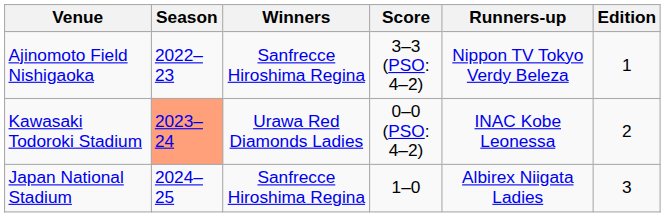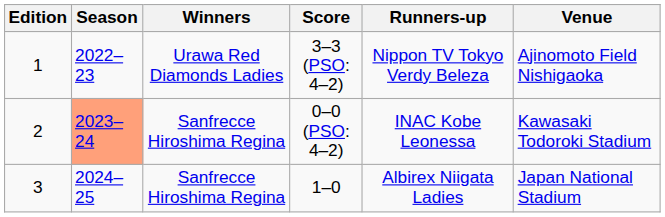columns swapped: (627, 18) <-> (78, 18)
(296, 65) Sanfrecce Hiroshima Regina -> (217, 65) Urawa Red Diamonds Ladies
(296, 131) Urawa Red Diamonds Ladies -> (217, 131) Sanfrecce Hiroshima Regina
